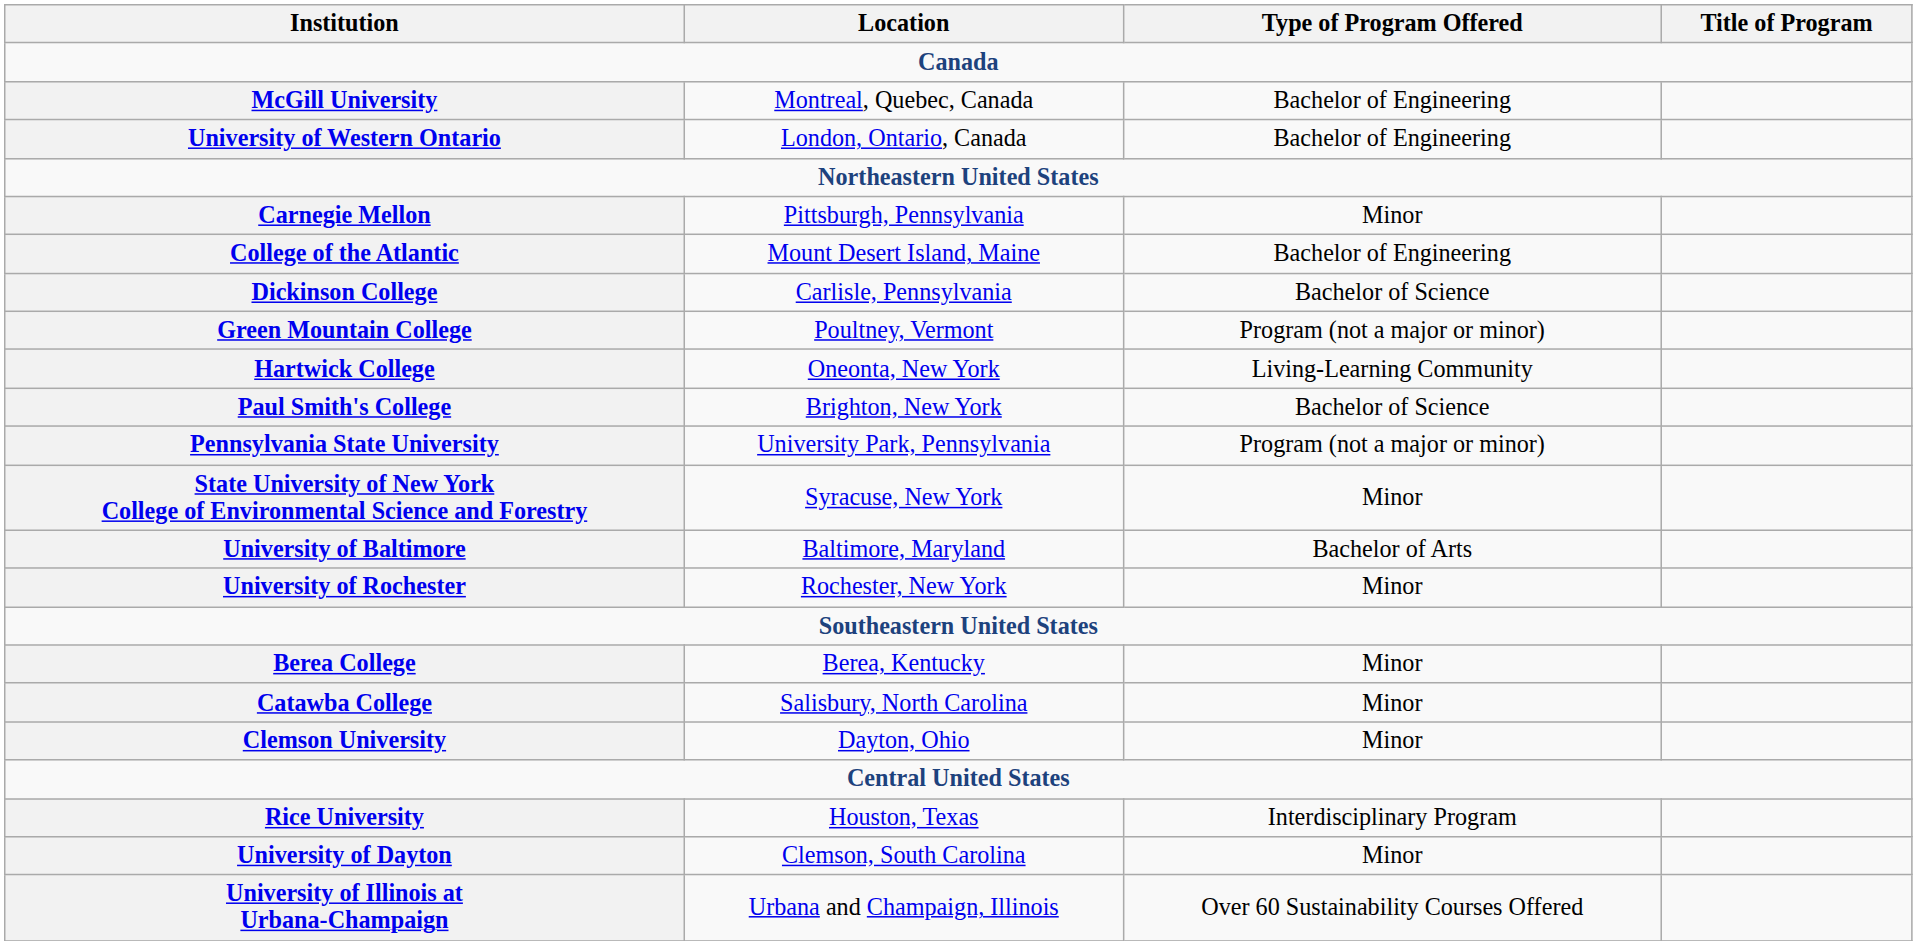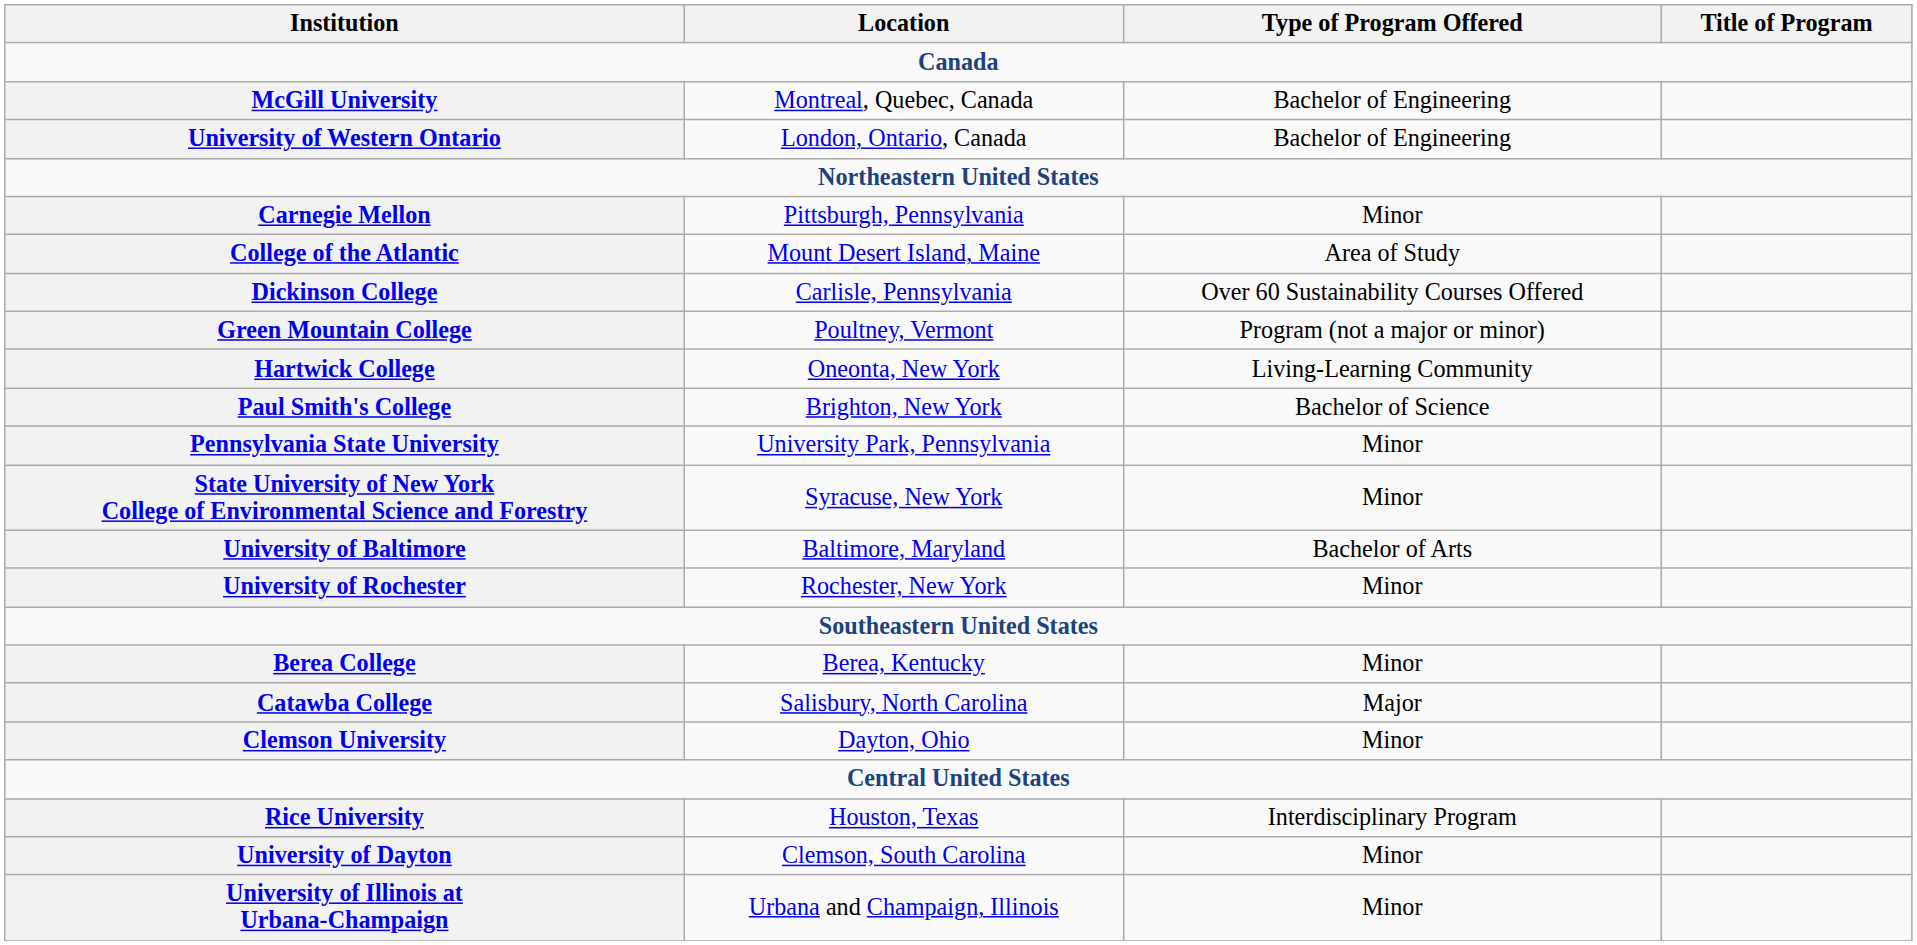(1392, 253) Bachelor of Engineering -> (1392, 253) Area of Study
(1392, 291) Bachelor of Science -> (1392, 291) Over 60 Sustainability Courses Offered
(1392, 445) Program (not a major or minor) -> (1392, 445) Minor
(1392, 702) Minor -> (1392, 702) Major
(1392, 907) Over 60 Sustainability Courses Offered -> (1392, 907) Minor
